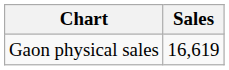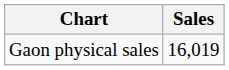(194, 49) 16,619 -> (194, 49) 16,019
